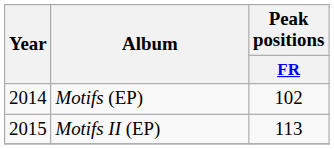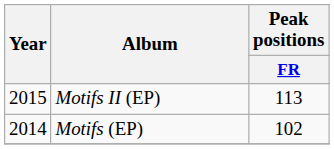rows swapped: (99, 98) <-> (108, 128)
